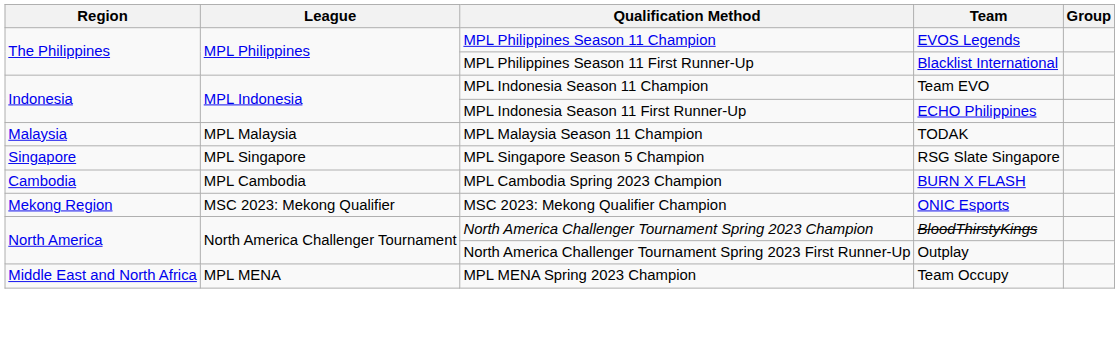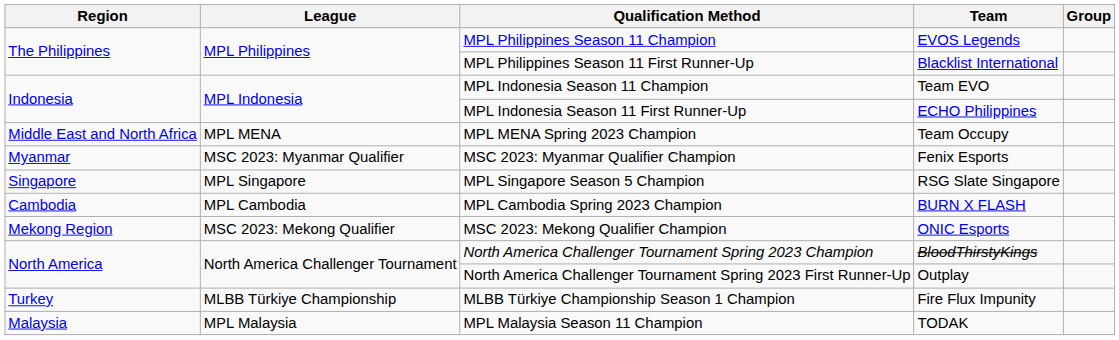rows swapped: (583, 134) <-> (580, 275)
+ row: (599, 157)
+ row: (629, 299)
